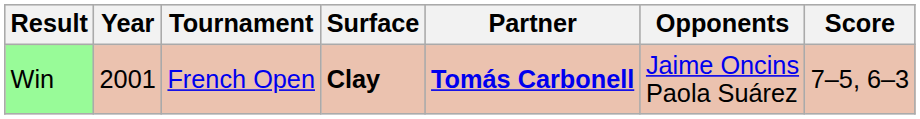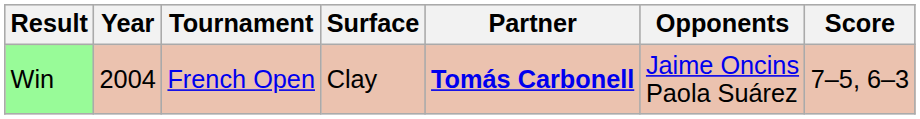(128, 78) 2001 -> (128, 78) 2004
(353, 78) bold -> (352, 78) normal
